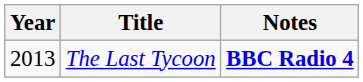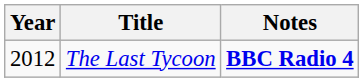(33, 58) 2013 -> (33, 58) 2012
